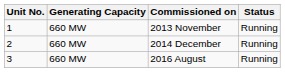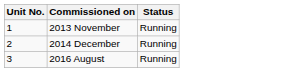- column: (97, 12)
